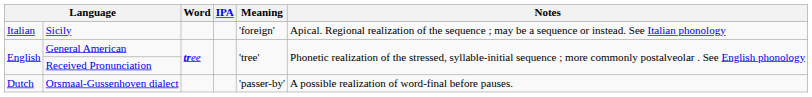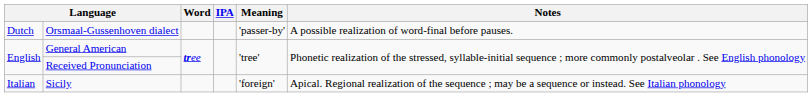rows swapped: (112, 83) <-> (59, 30)
